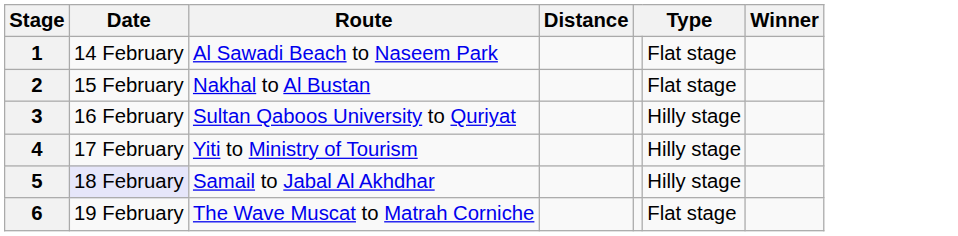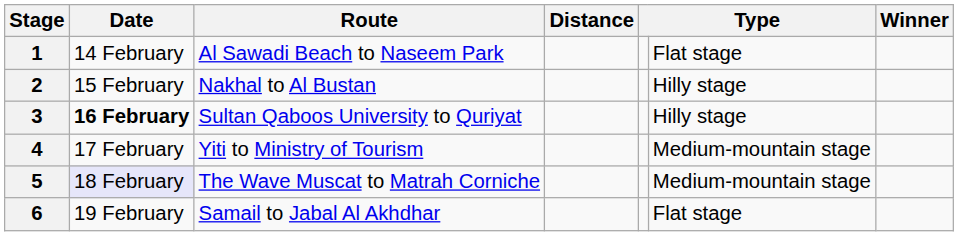(692, 85) Flat stage -> (700, 85) Hilly stage
(129, 117) normal -> (132, 117) bold
(694, 149) Hilly stage -> (762, 149) Medium-mountain stage
(314, 181) Samail to Jabal Al Akhdhar -> (369, 181) The Wave Muscat to Matrah Corniche
(694, 181) Hilly stage -> (762, 181) Medium-mountain stage
(364, 213) The Wave Muscat to Matrah Corniche -> (319, 213) Samail to Jabal Al Akhdhar
